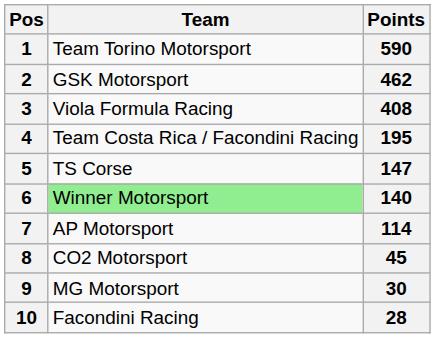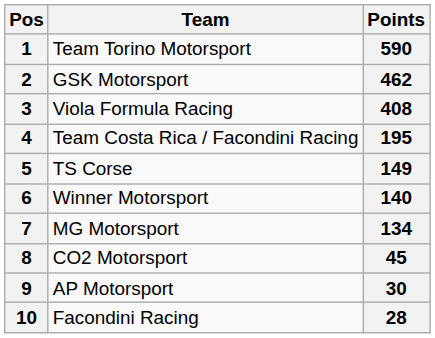(396, 168) 147 -> (396, 168) 149
(130, 198) lightgreen background -> (130, 198) no background
(113, 228) AP Motorsport -> (116, 228) MG Motorsport
(396, 228) 114 -> (396, 228) 134
(116, 287) MG Motorsport -> (113, 287) AP Motorsport
